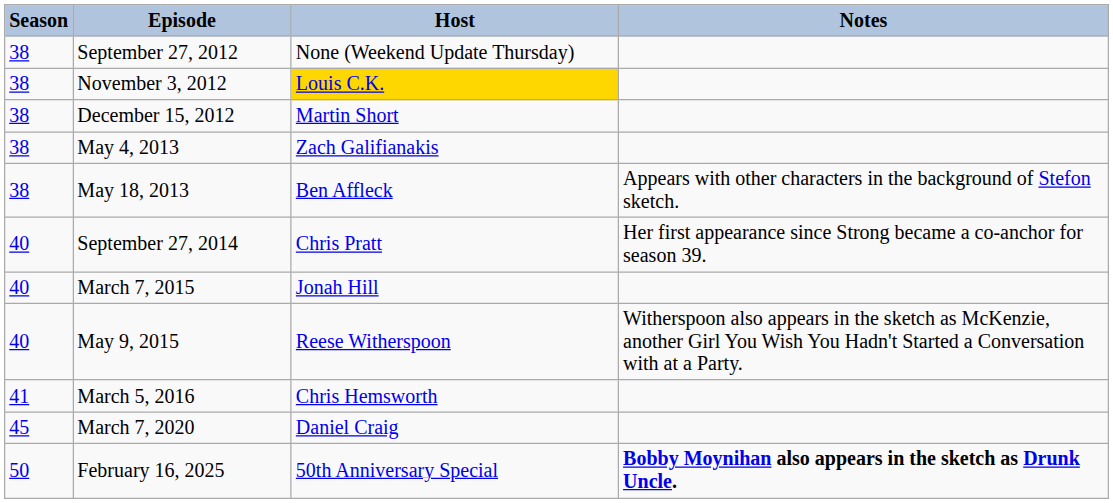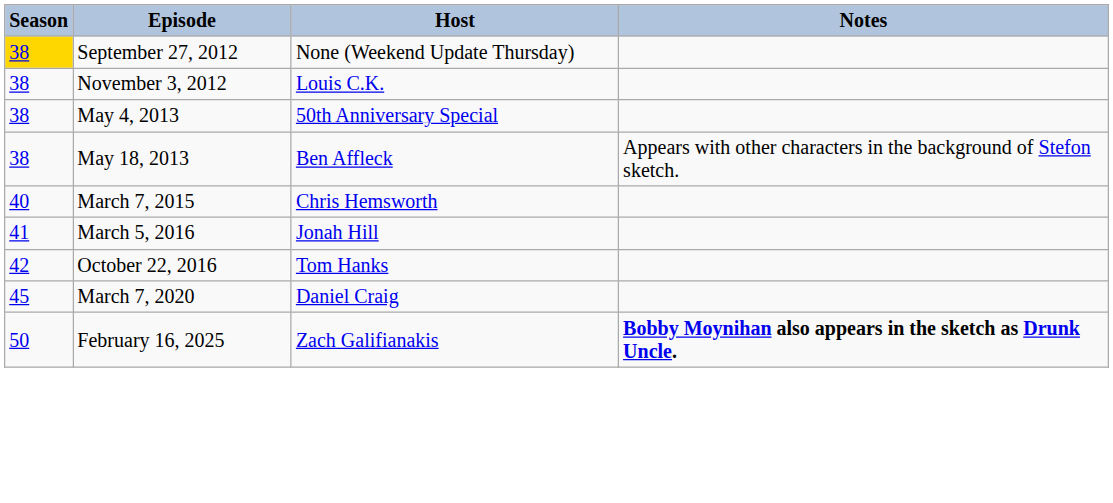(19, 52) no background -> (19, 52) gold background
(340, 83) gold background -> (340, 83) no background
- row: (156, 115)
(367, 147) Zach Galifianakis -> (397, 115) 50th Anniversary Special
- row: (158, 244)
(337, 287) Jonah Hill -> (367, 201) Chris Hemsworth
- row: (128, 341)
(367, 395) Chris Hemsworth -> (337, 233) Jonah Hill
+ row: (147, 264)
(397, 470) 50th Anniversary Special -> (367, 339) Zach Galifianakis
